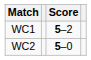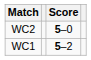rows swapped: (23, 30) <-> (23, 47)
